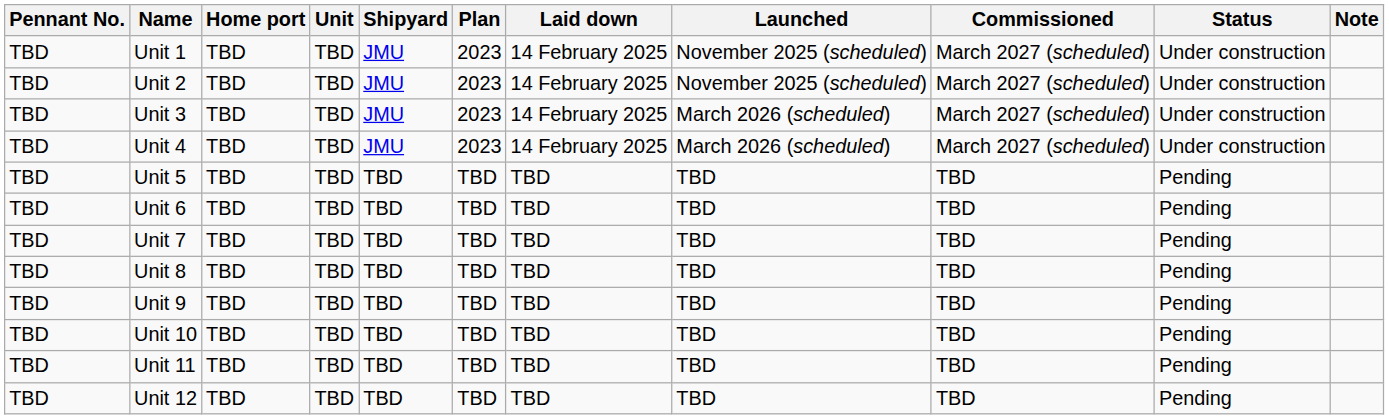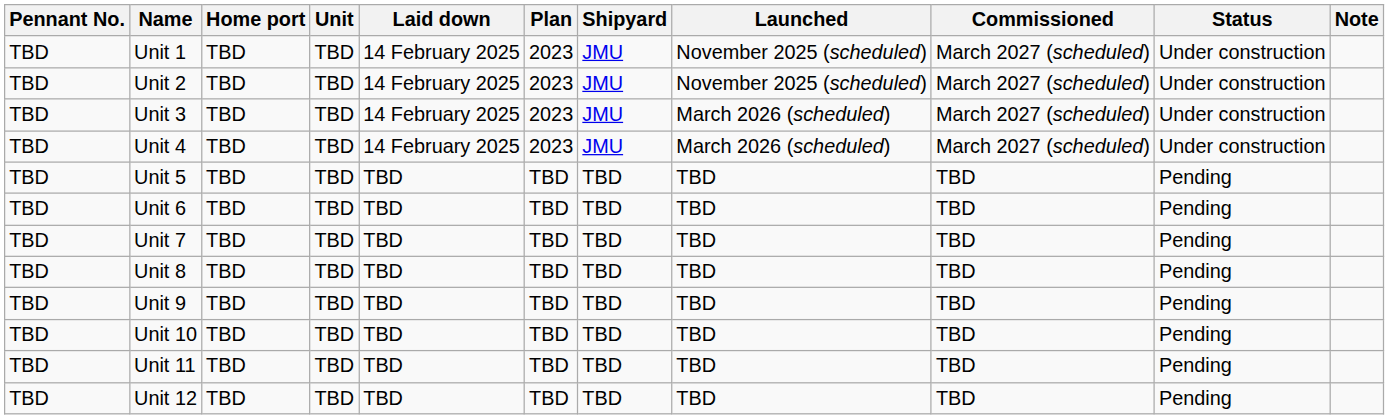columns swapped: (406, 20) <-> (589, 20)
